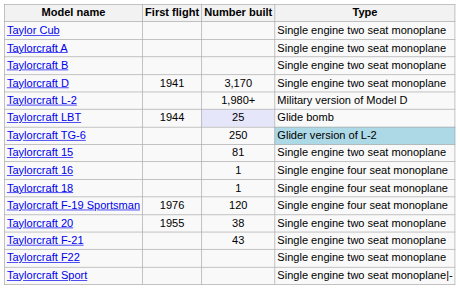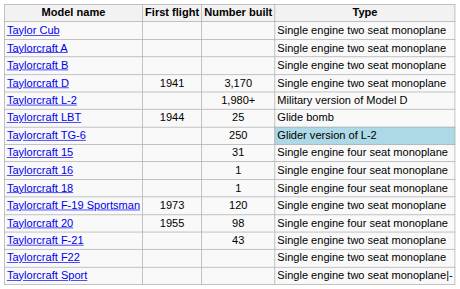(238, 118) lavender background -> (238, 118) no background
(238, 153) 81 -> (238, 153) 31
(362, 153) Single engine two seat monoplane -> (363, 153) Single engine four seat monoplane
(172, 205) 1976 -> (172, 205) 1973
(363, 205) Single engine four seat monoplane -> (362, 205) Single engine two seat monoplane
(238, 223) 38 -> (238, 223) 98
(362, 223) Single engine two seat monoplane -> (363, 223) Single engine four seat monoplane
